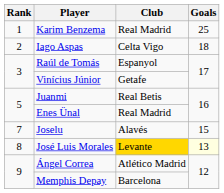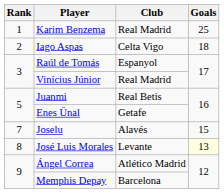(132, 79) Getafe -> (145, 79) Real Madrid
(145, 113) Real Madrid -> (132, 113) Getafe
(135, 146) gold background -> (135, 146) no background
